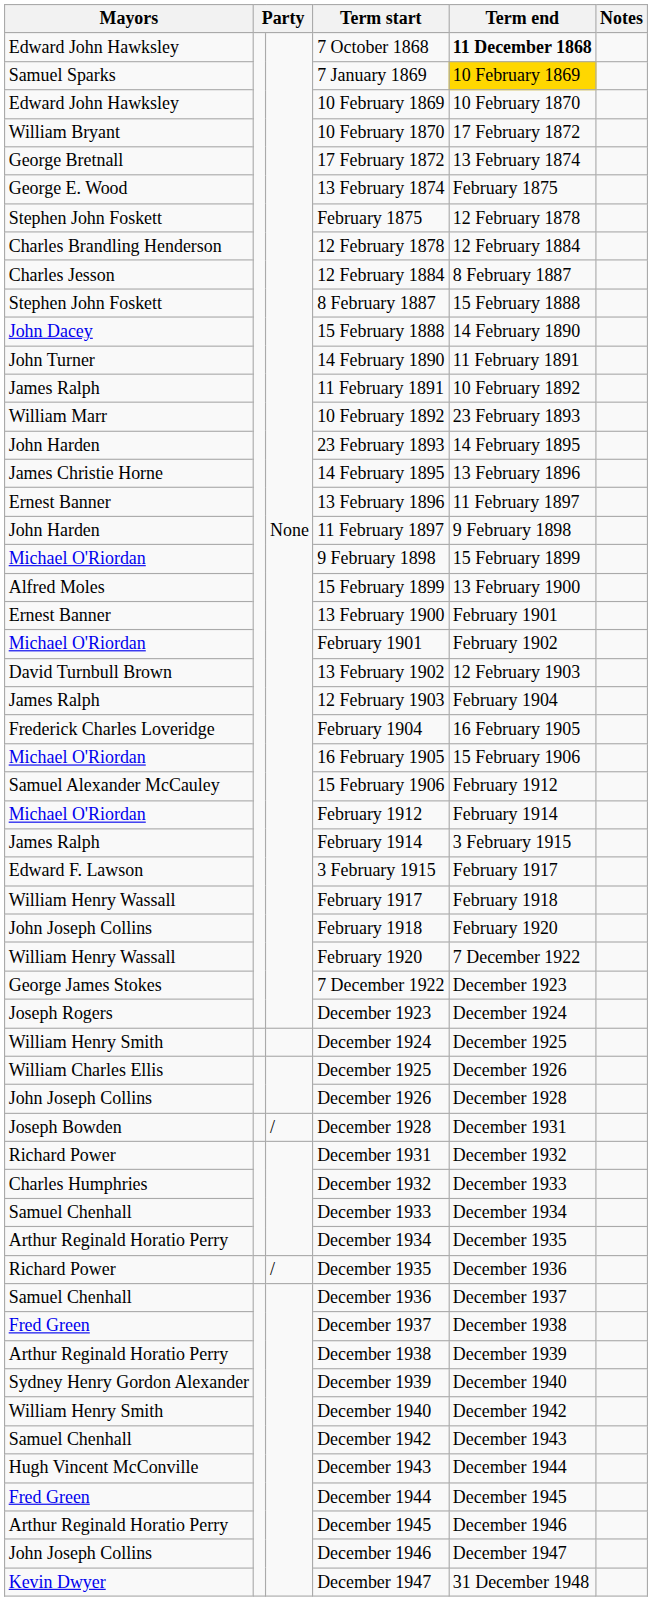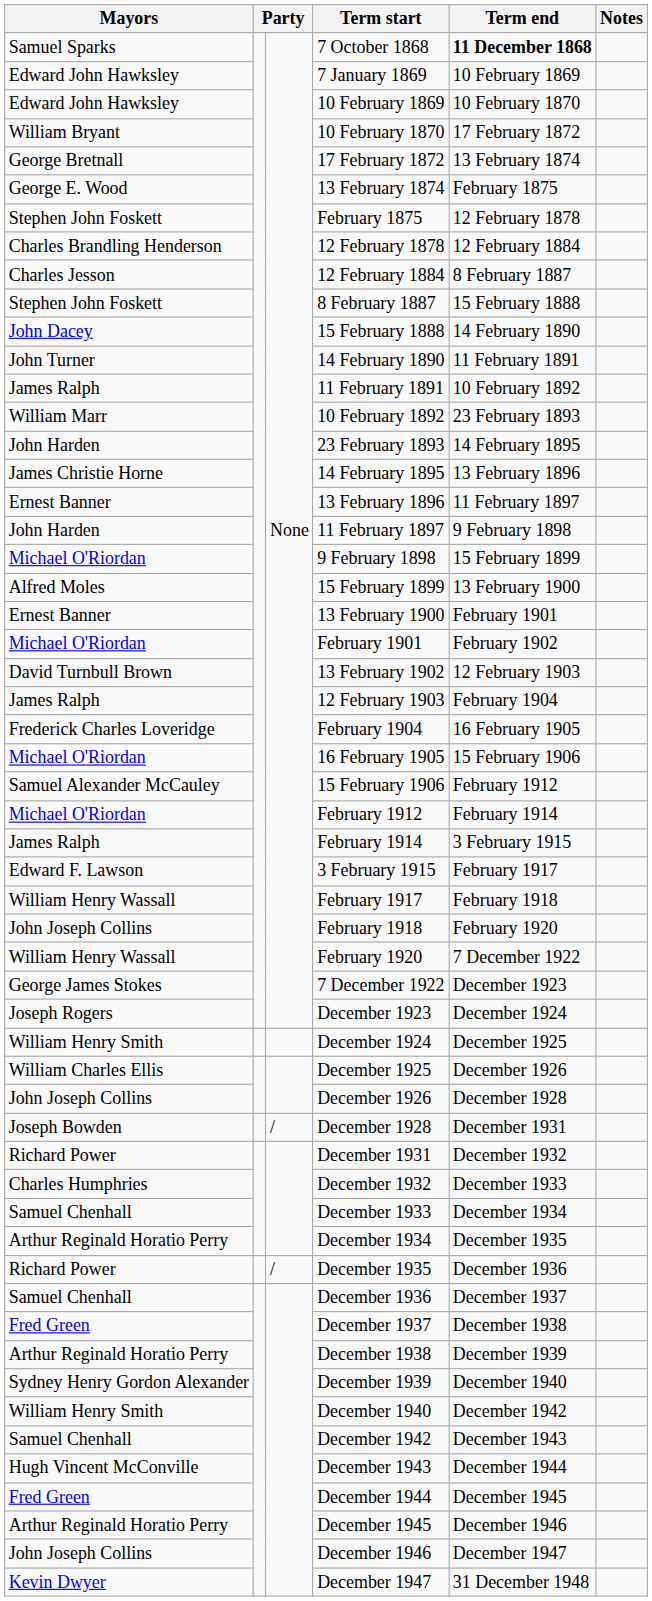(94, 47) Edward John Hawksley -> (62, 47) Samuel Sparks
(62, 75) Samuel Sparks -> (94, 75) Edward John Hawksley
(517, 75) gold background -> (517, 75) no background
